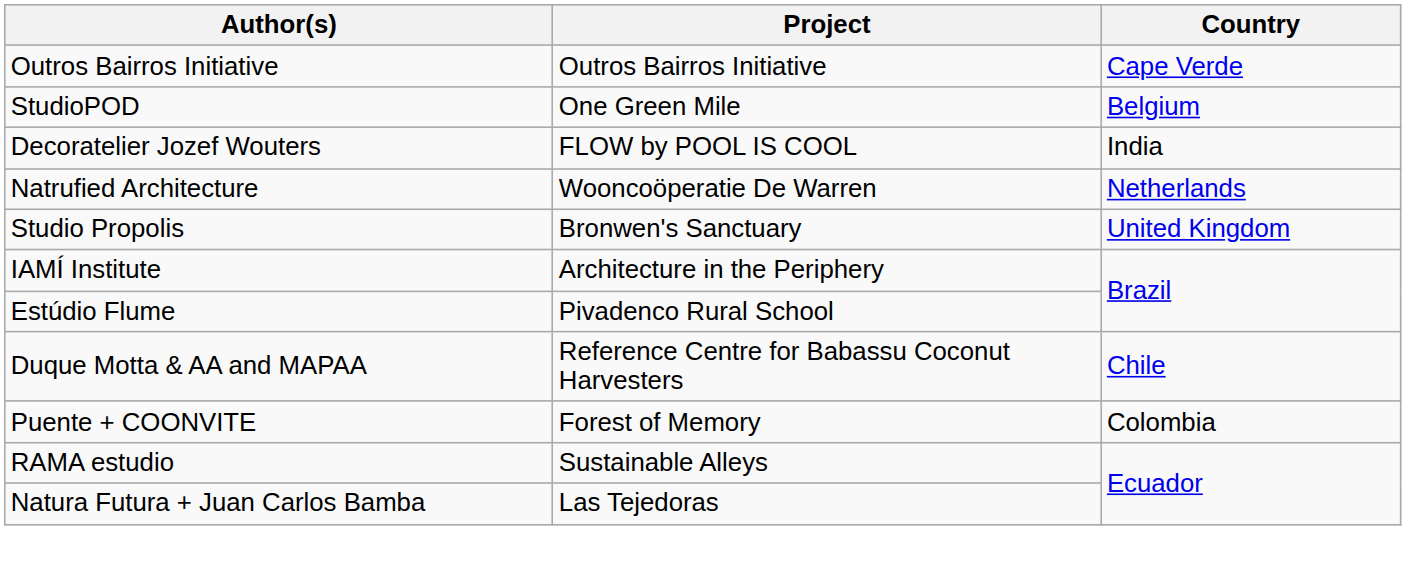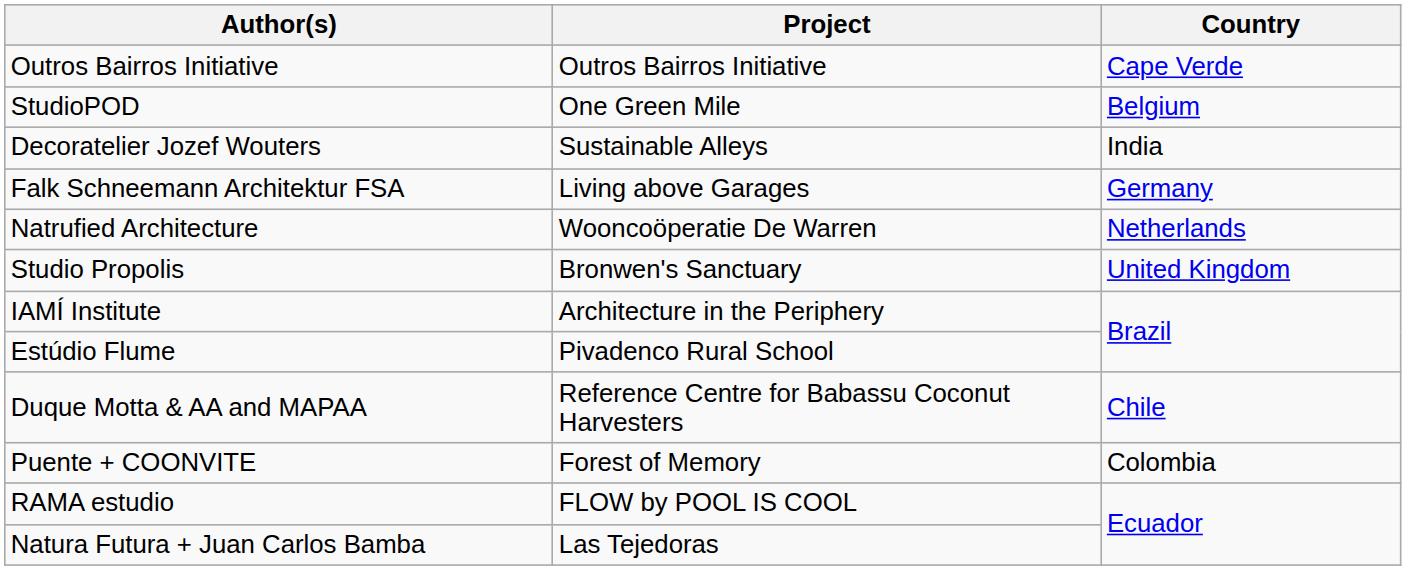(708, 147) FLOW by POOL IS COOL -> (663, 147) Sustainable Alleys
+ row: (208, 188)
(663, 462) Sustainable Alleys -> (708, 503) FLOW by POOL IS COOL
